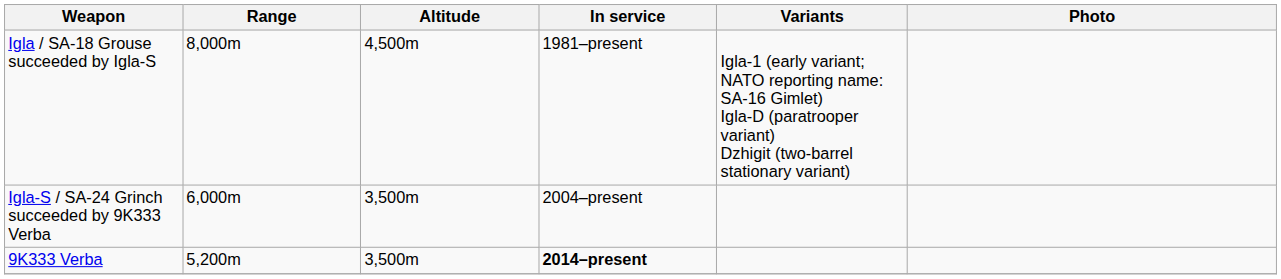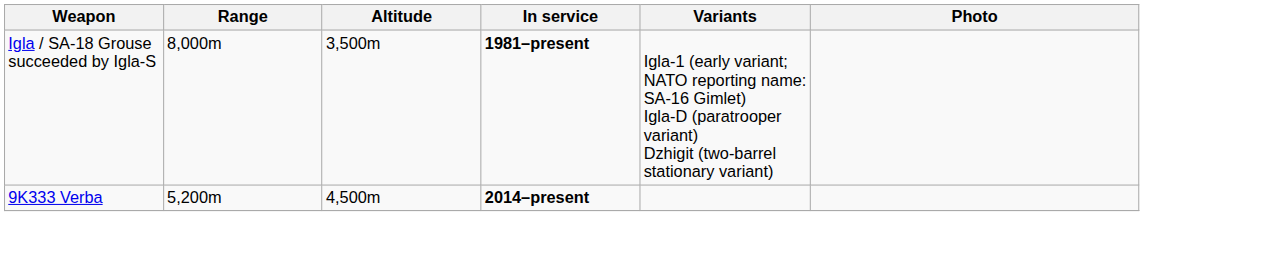(392, 43) 4,500m -> (353, 43) 3,500m
(592, 43) normal -> (537, 43) bold
- row: (85, 216)
(392, 260) 3,500m -> (353, 197) 4,500m
